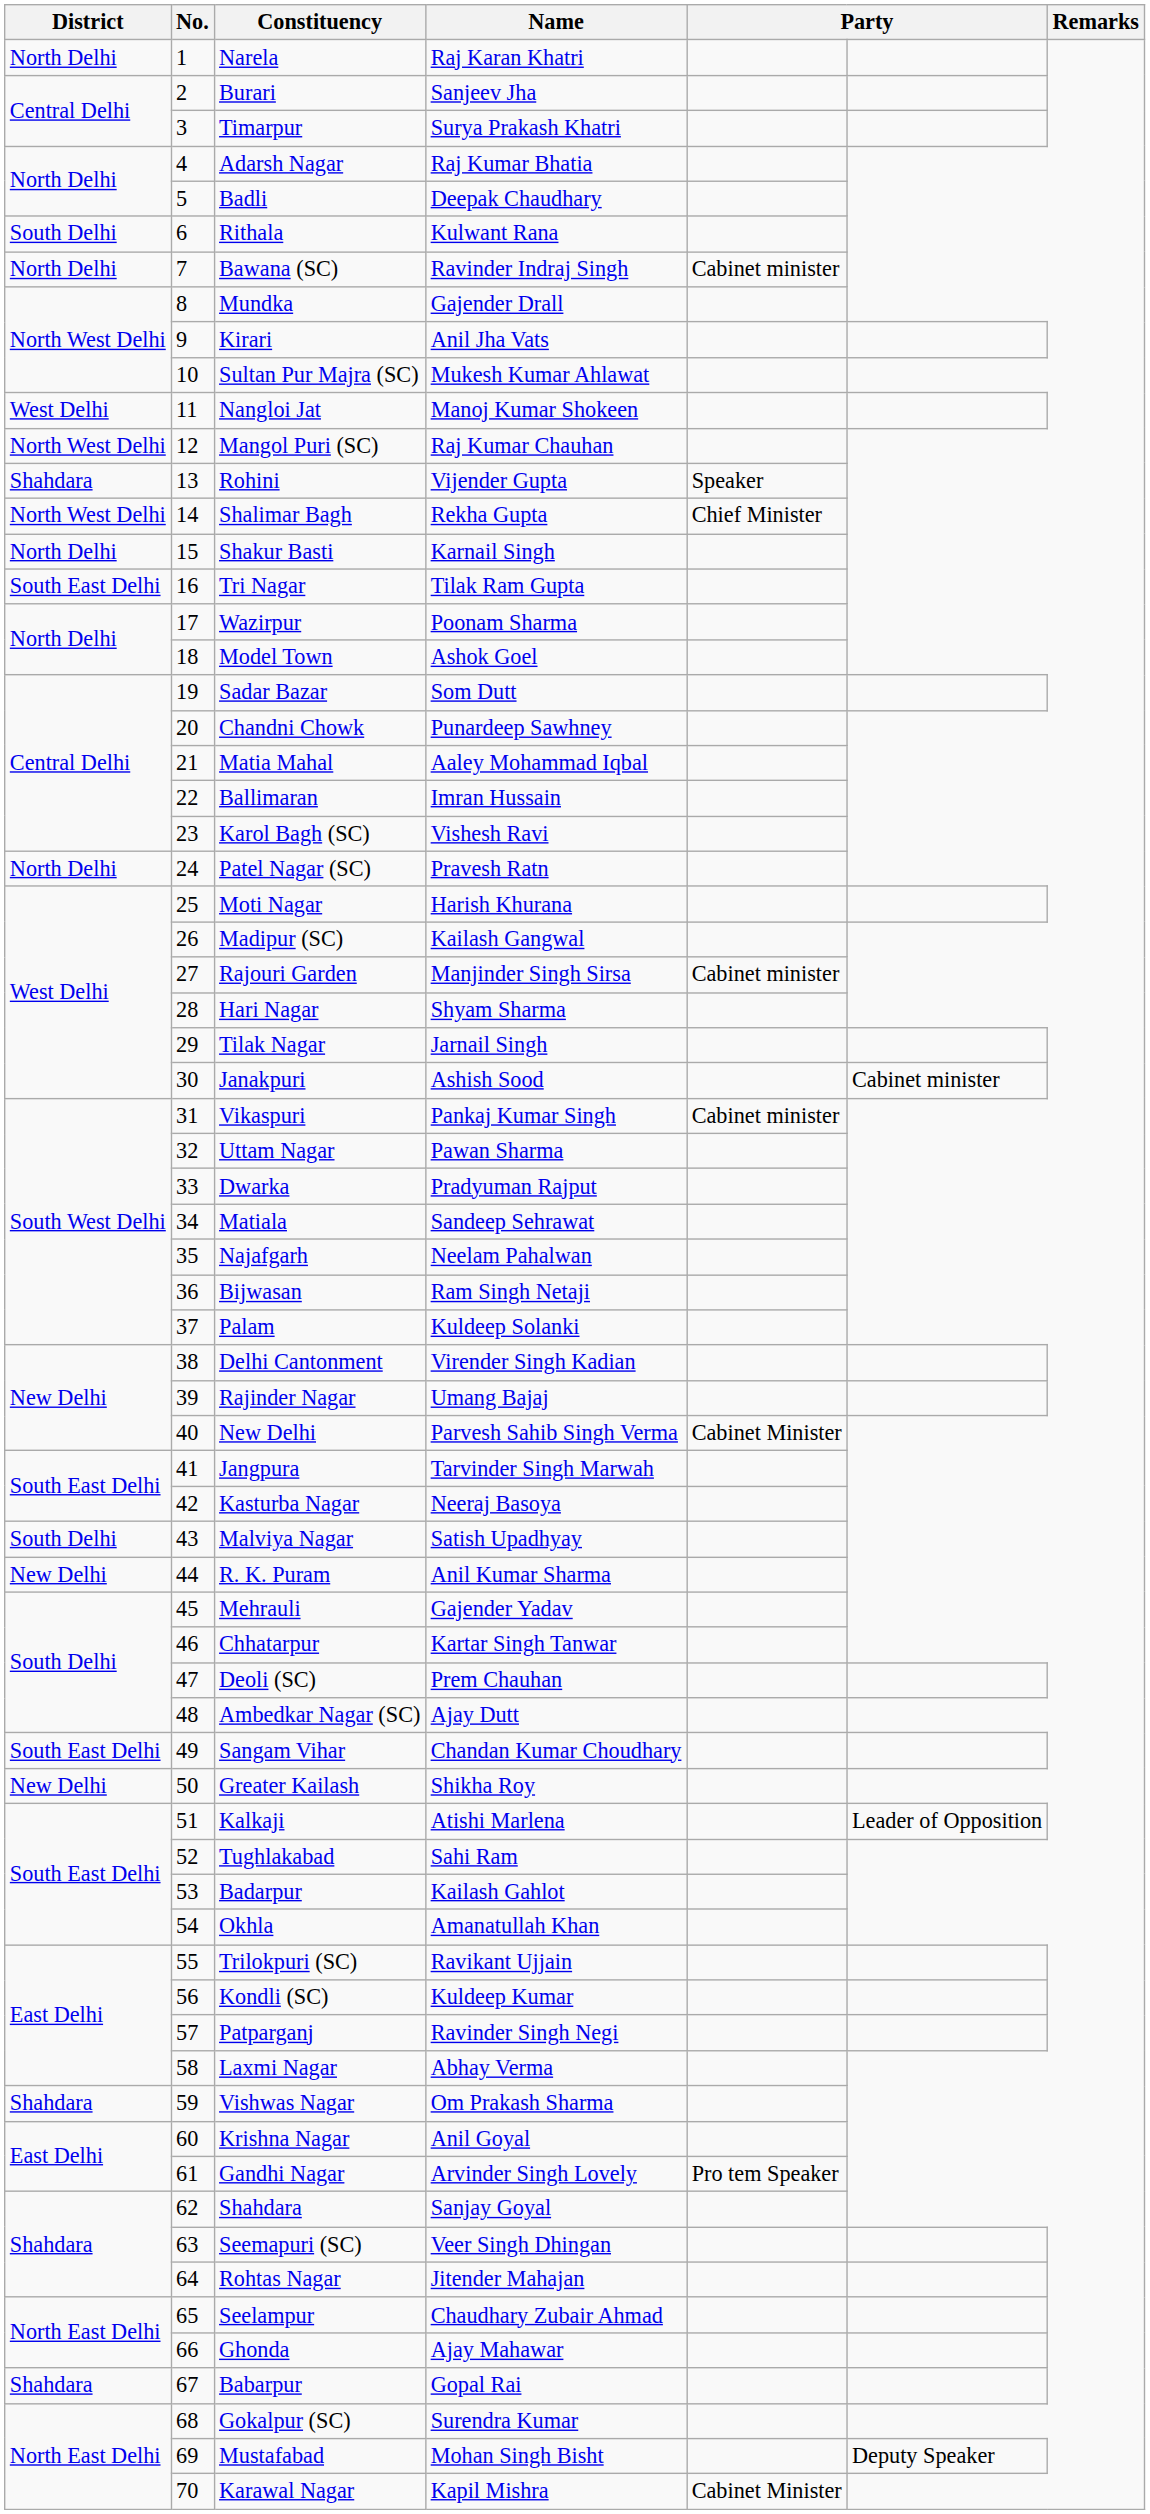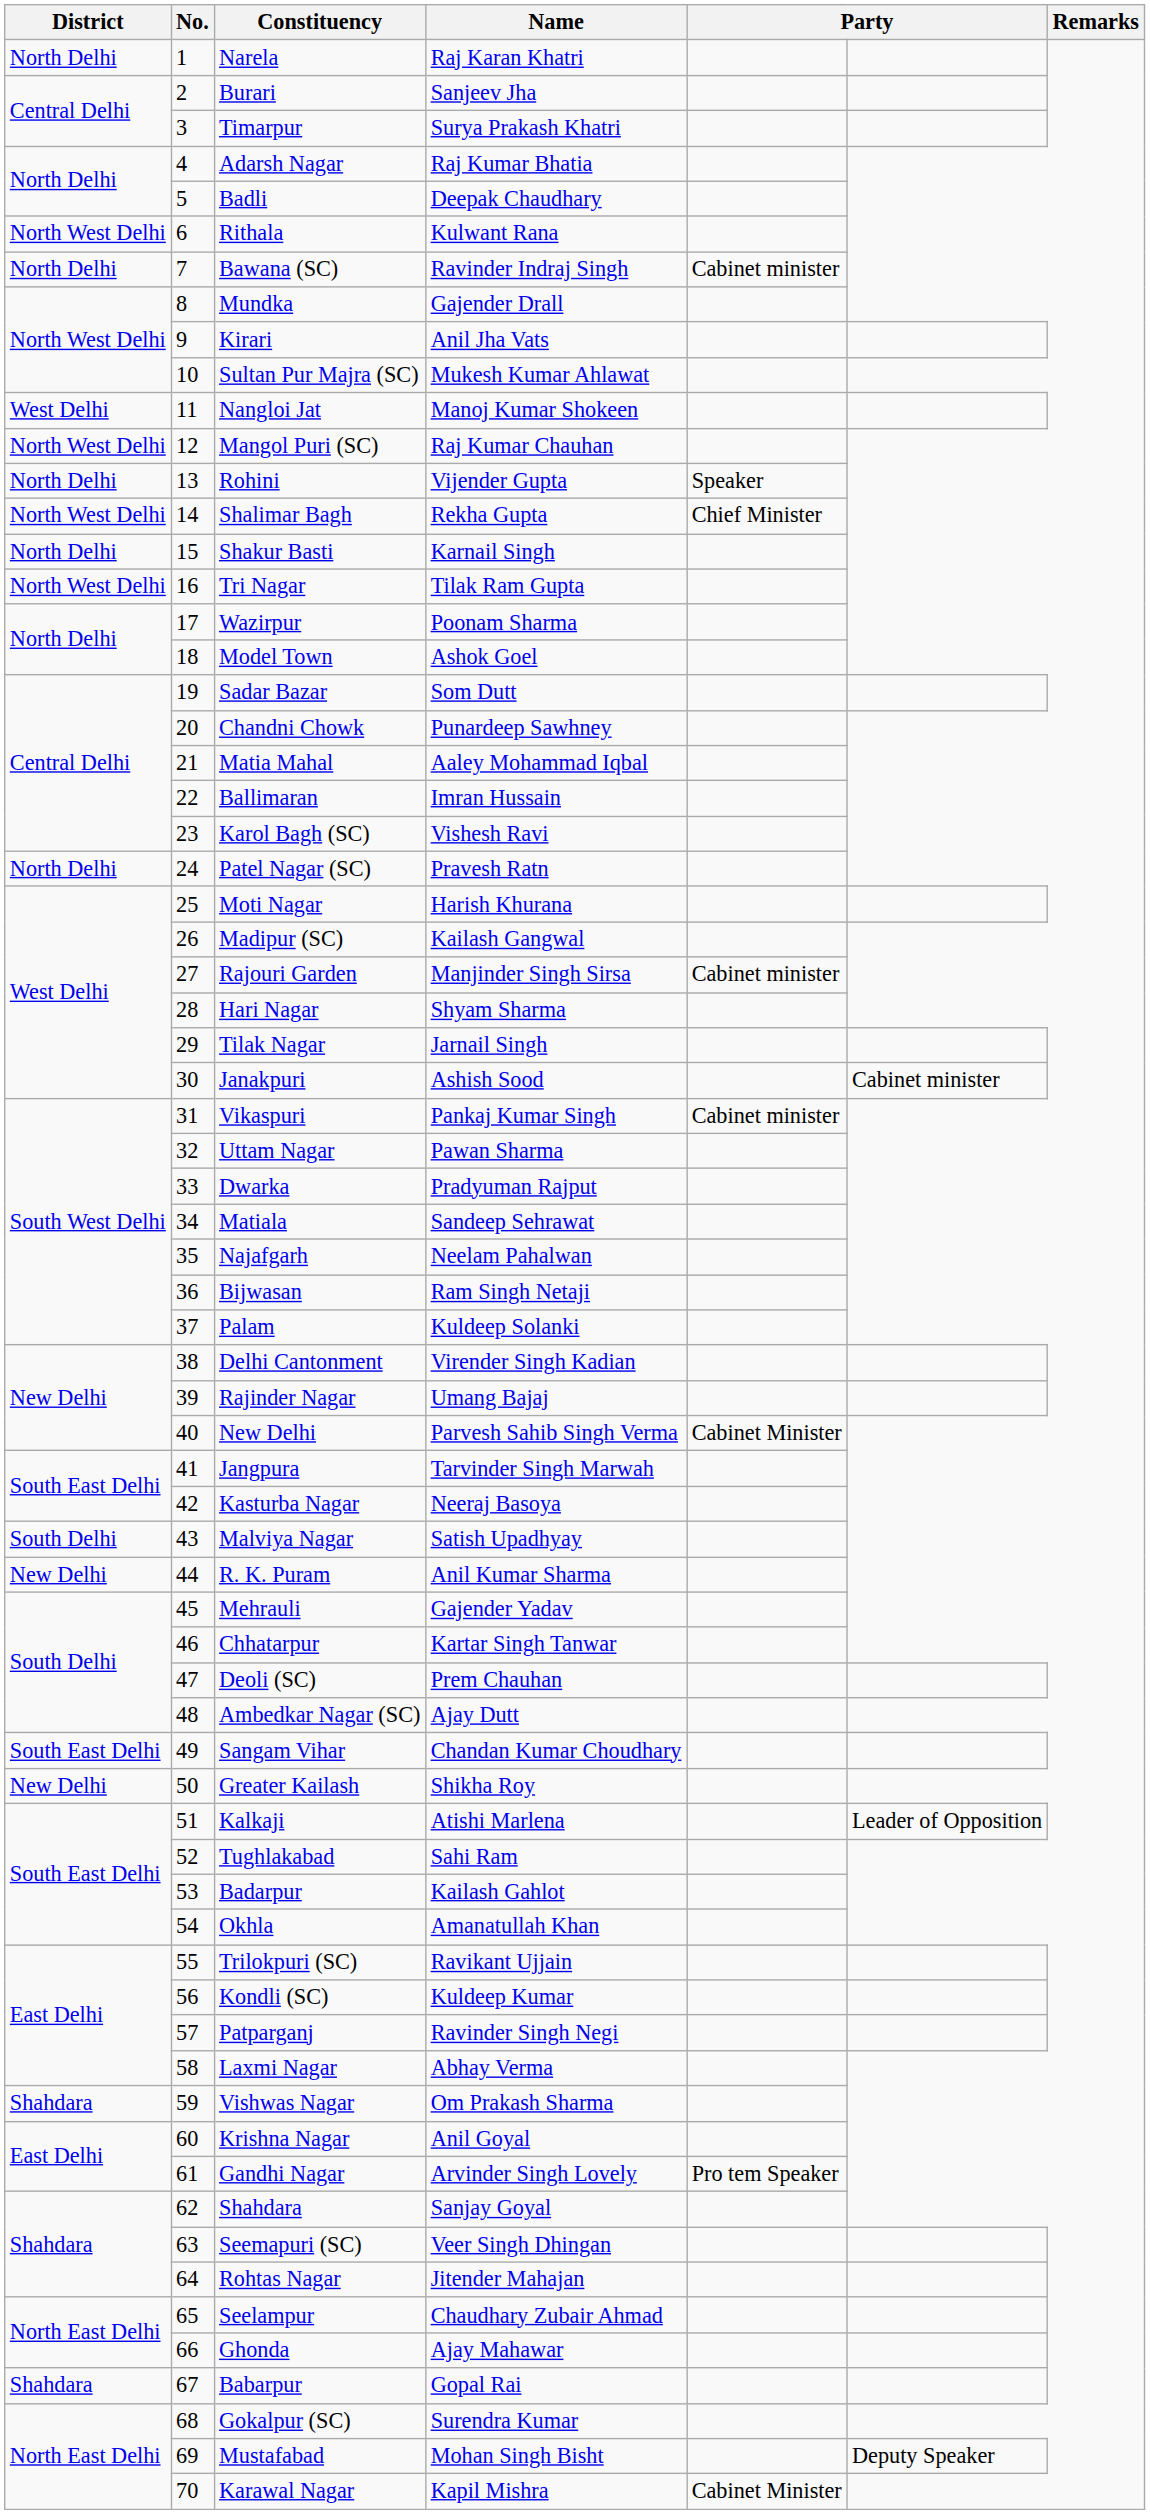(63, 233) South Delhi -> (88, 233) North West Delhi
(51, 480) Shahdara -> (63, 480) North Delhi
(85, 586) South East Delhi -> (88, 586) North West Delhi
